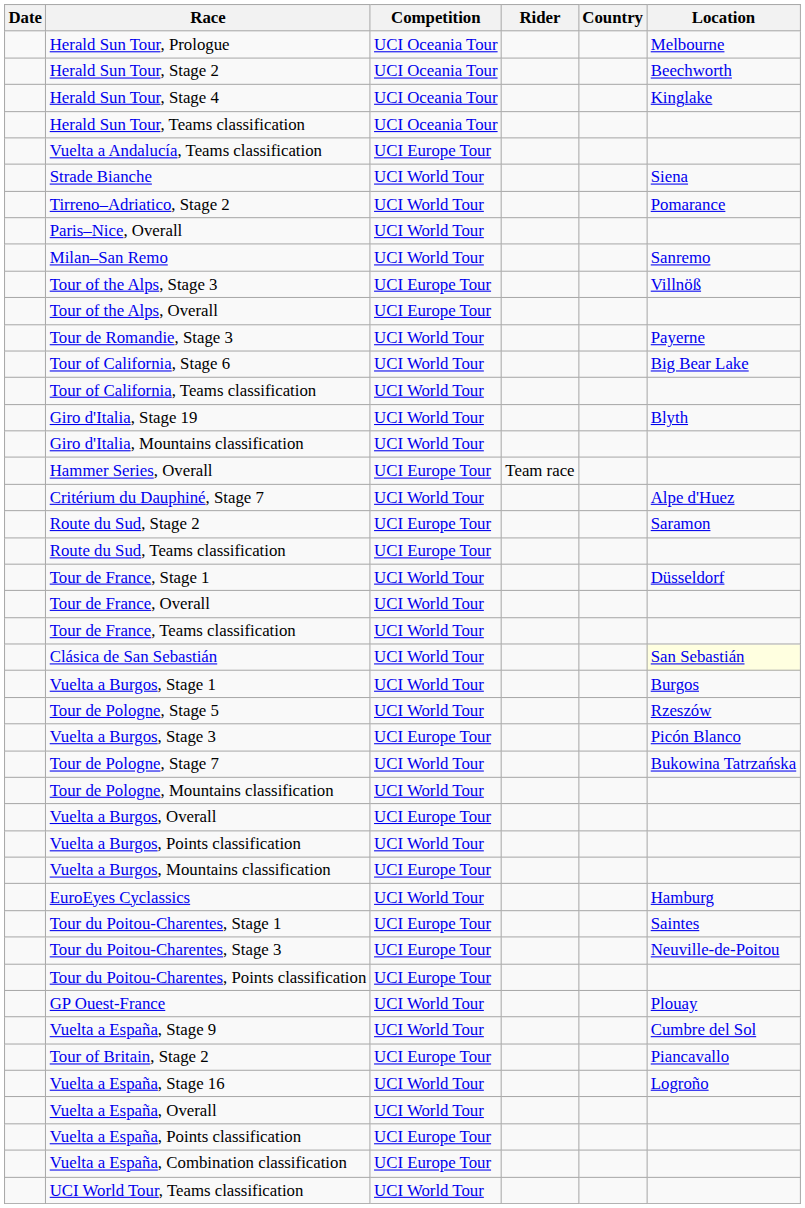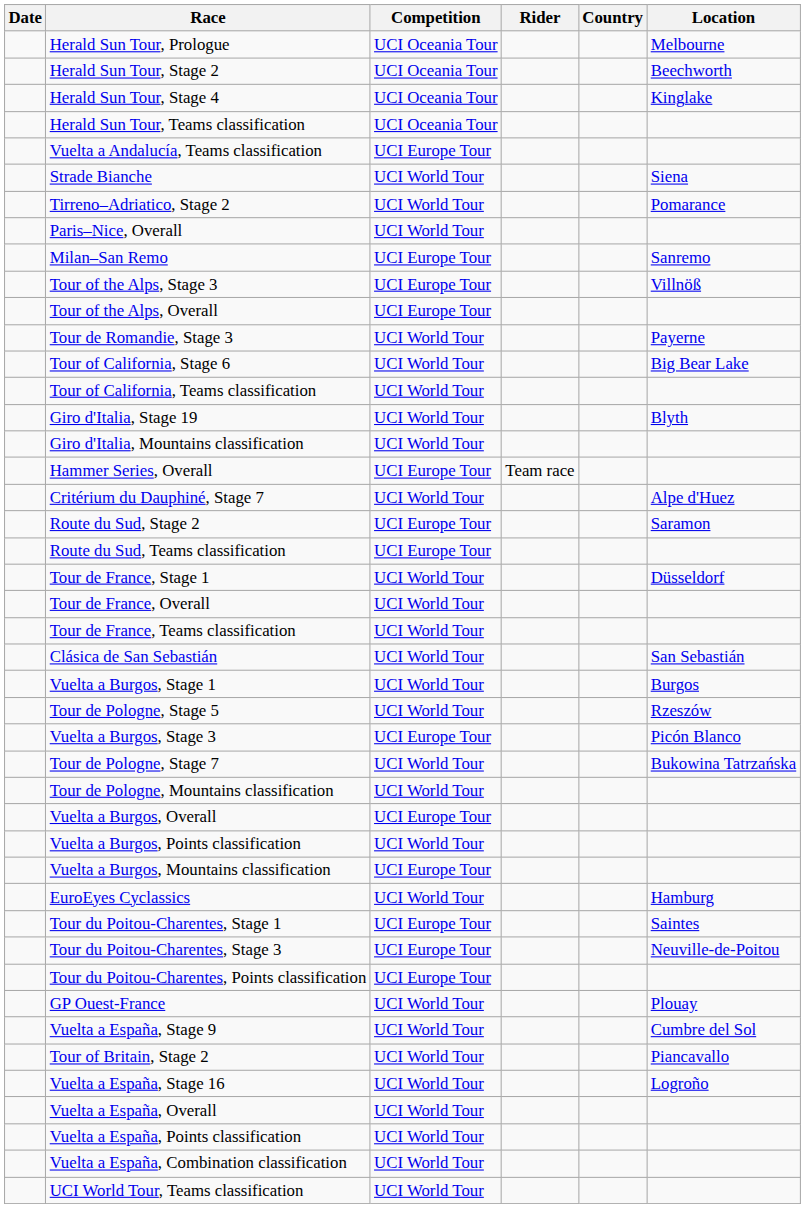(429, 257) UCI World Tour -> (433, 257) UCI Europe Tour
(698, 657) lightyellow background -> (698, 657) no background
(433, 1056) UCI Europe Tour -> (429, 1056) UCI World Tour
(433, 1136) UCI Europe Tour -> (429, 1136) UCI World Tour
(433, 1163) UCI Europe Tour -> (429, 1163) UCI World Tour
